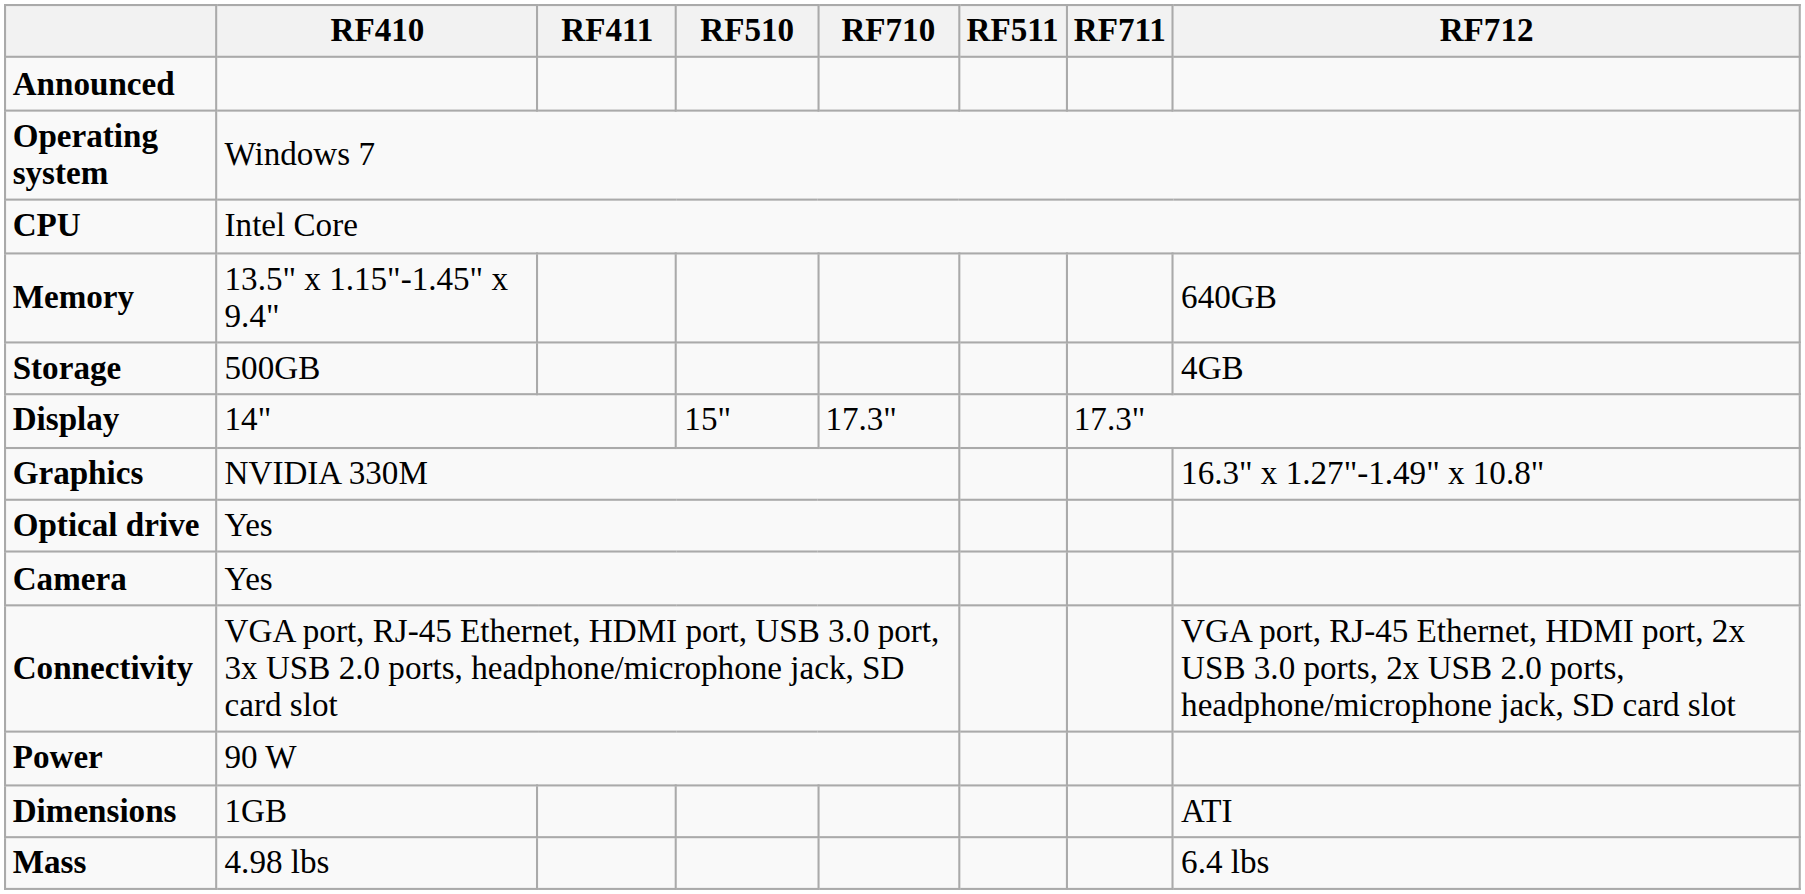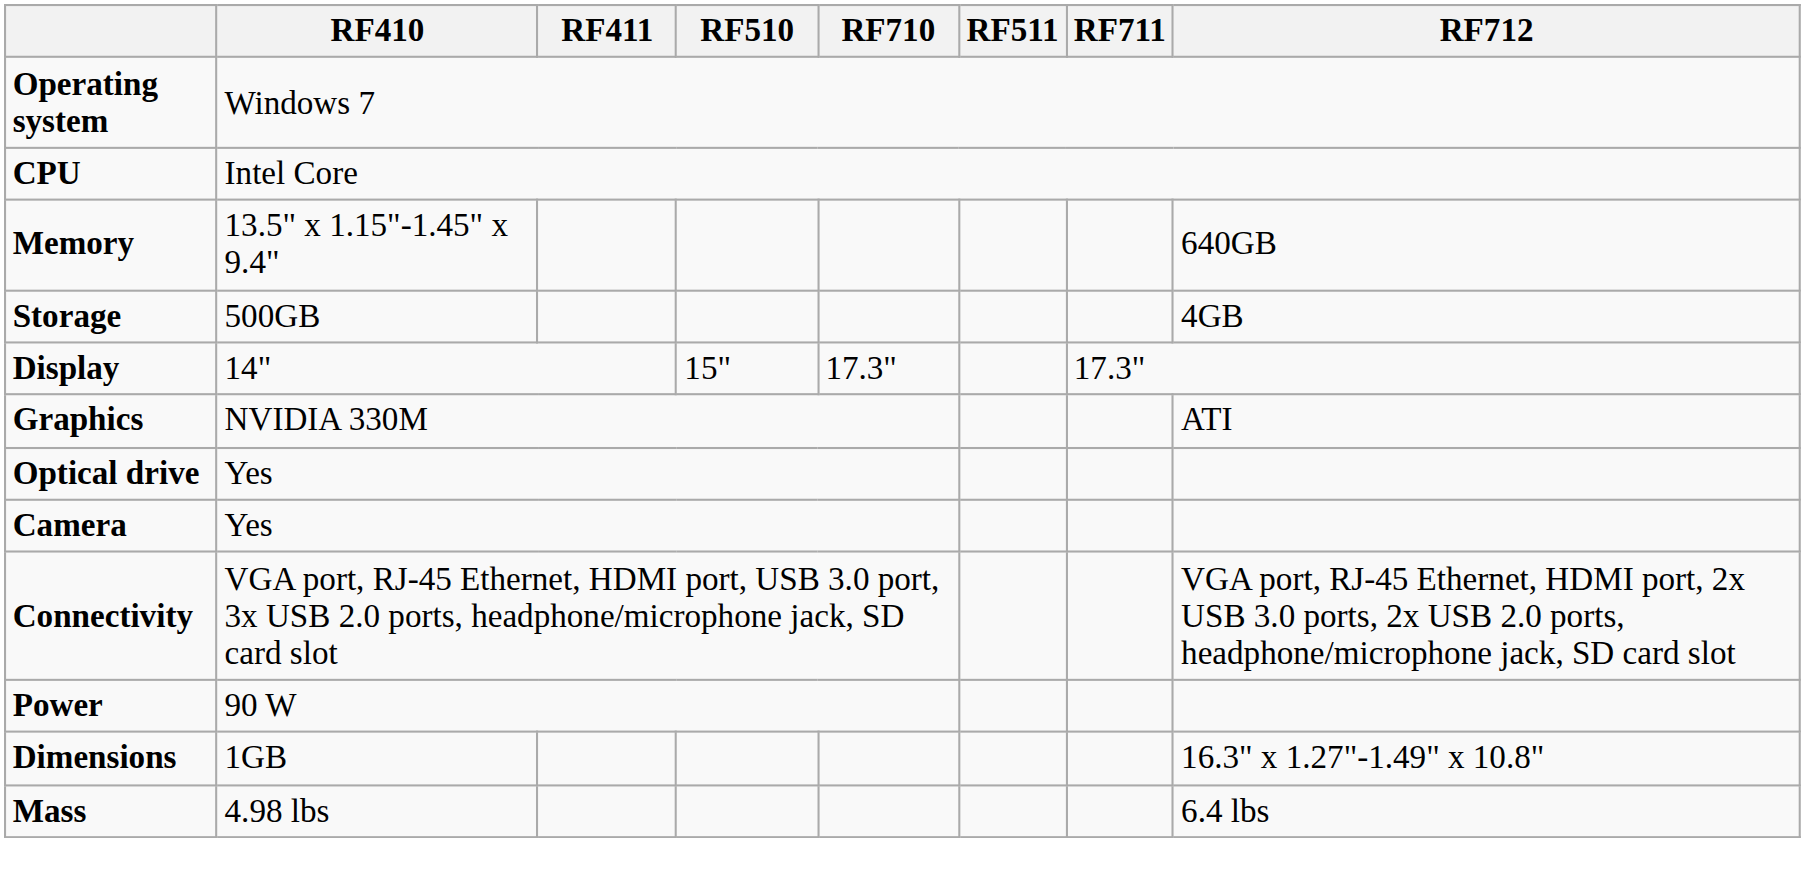- row: (94, 83)
(1363, 472) 16.3" x 1.27"-1.49" x 10.8" -> (1207, 420) ATI
(1207, 810) ATI -> (1363, 757) 16.3" x 1.27"-1.49" x 10.8"
